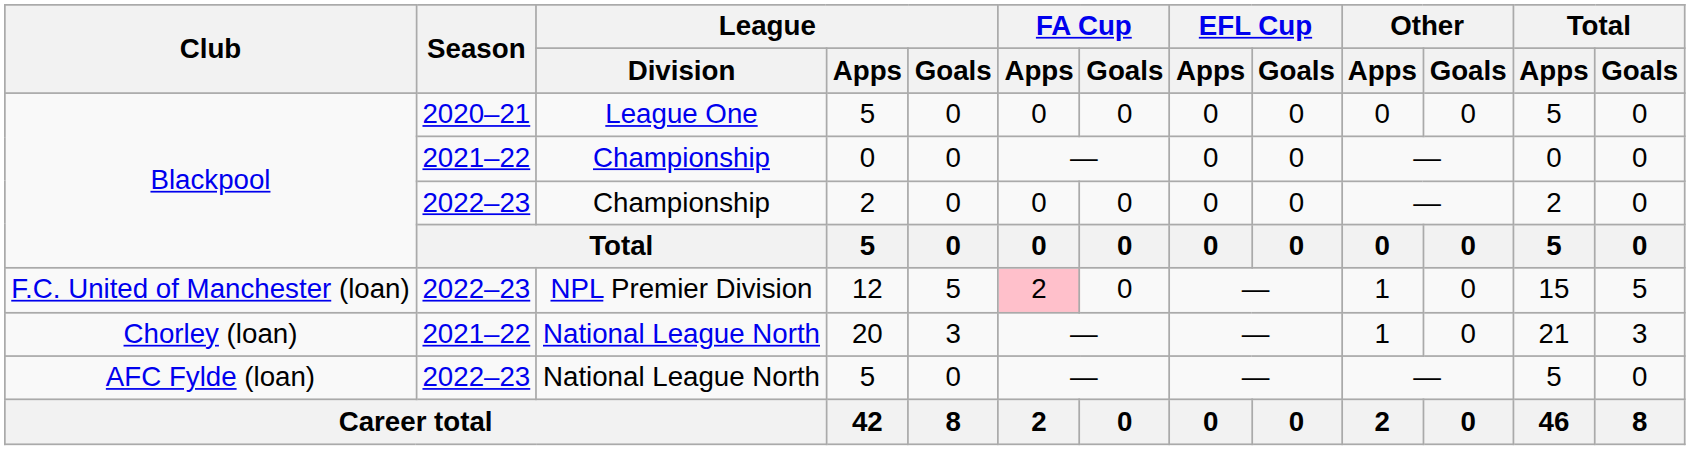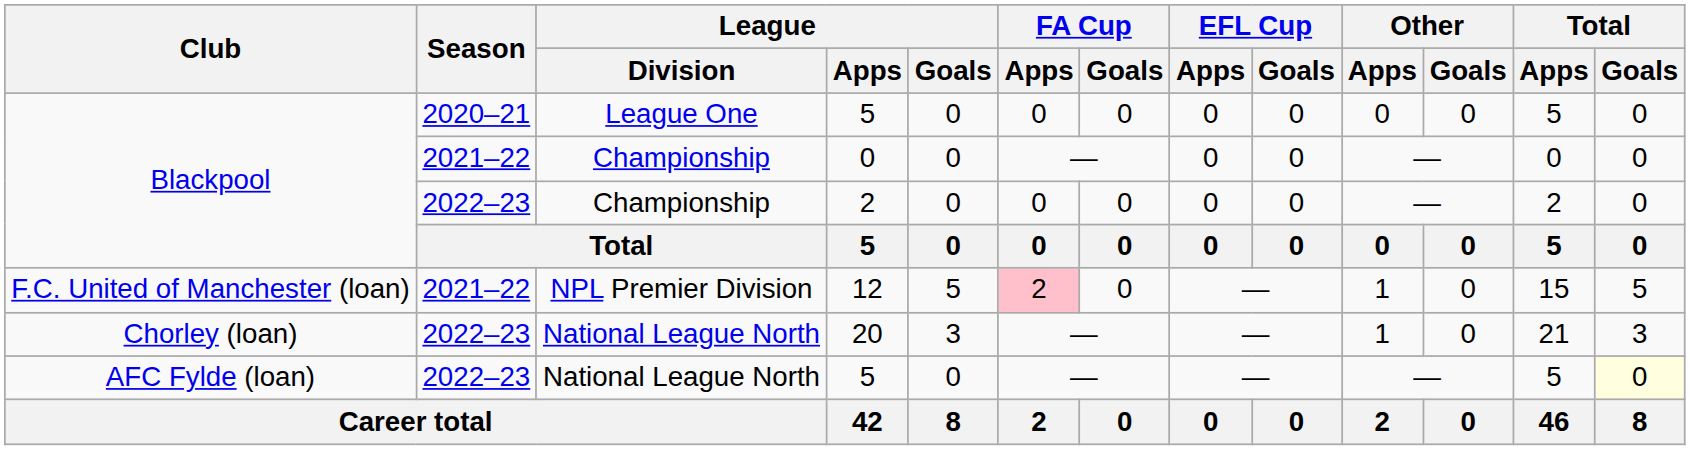(476, 289) 2022–23 -> (476, 289) 2021–22
(476, 333) 2021–22 -> (476, 333) 2022–23
(1640, 377) no background -> (1640, 377) lightyellow background
